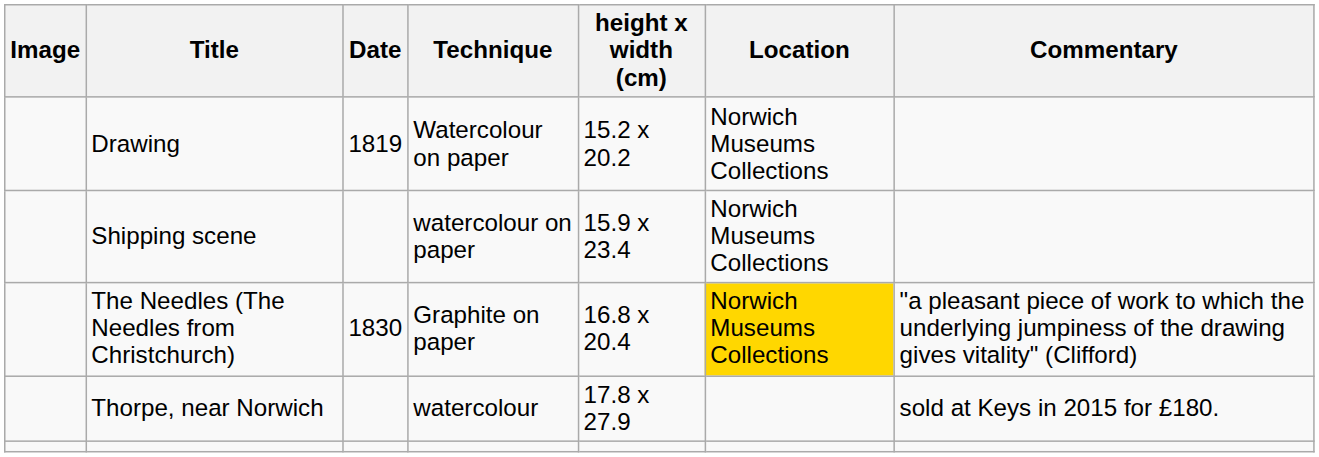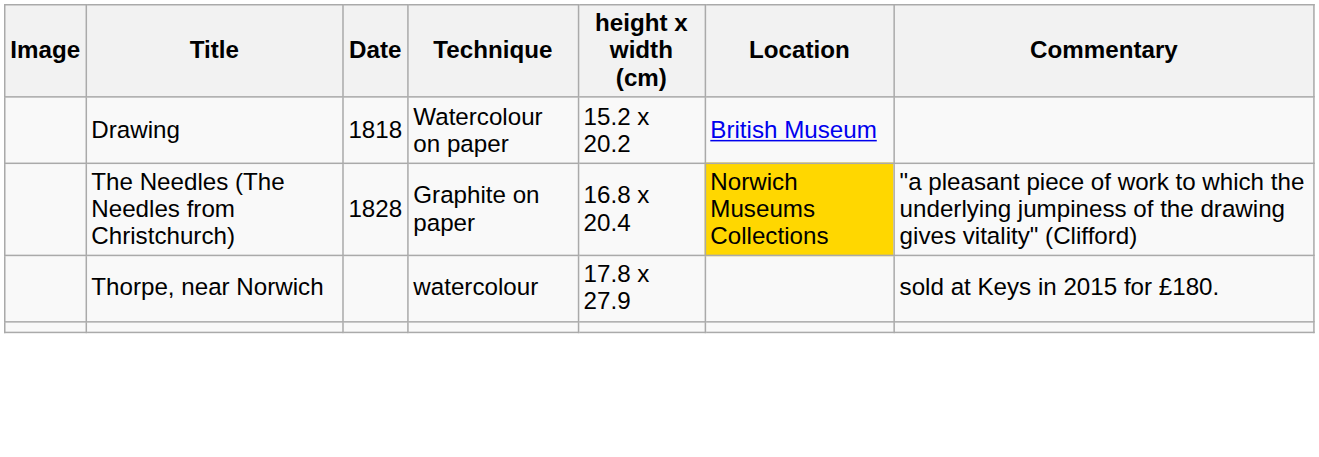(375, 143) 1819 -> (375, 129) 1818
(769, 143) Norwich Museums Collections -> (794, 129) British Museum
- row: (174, 236)
(375, 328) 1830 -> (375, 209) 1828
